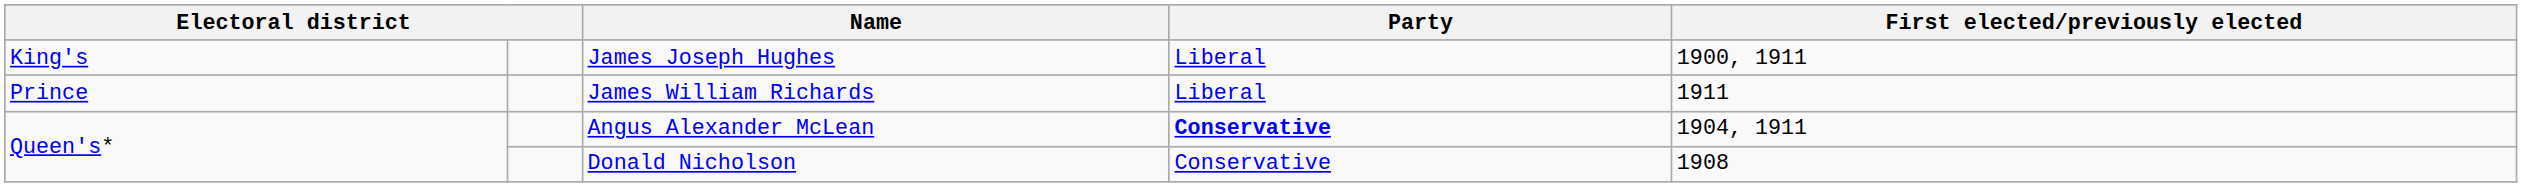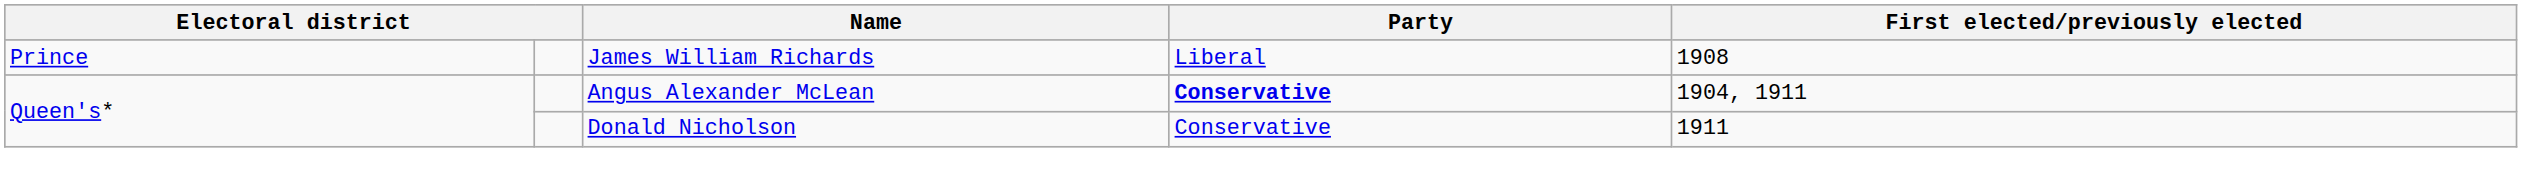- row: (711, 58)
(1703, 93) 1911 -> (1703, 58) 1908
(1703, 164) 1908 -> (1703, 129) 1911
